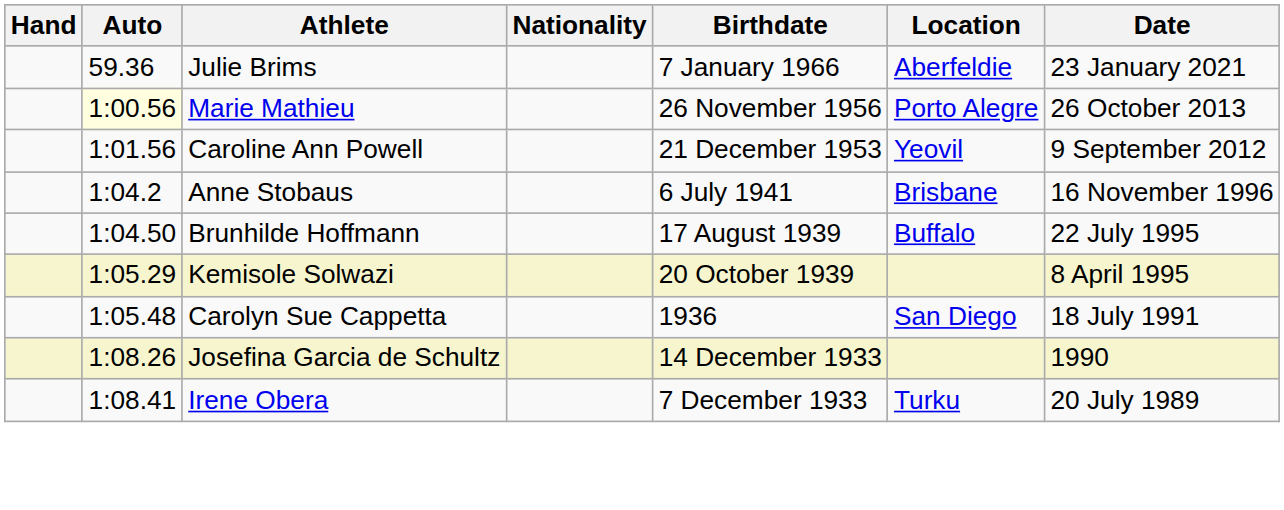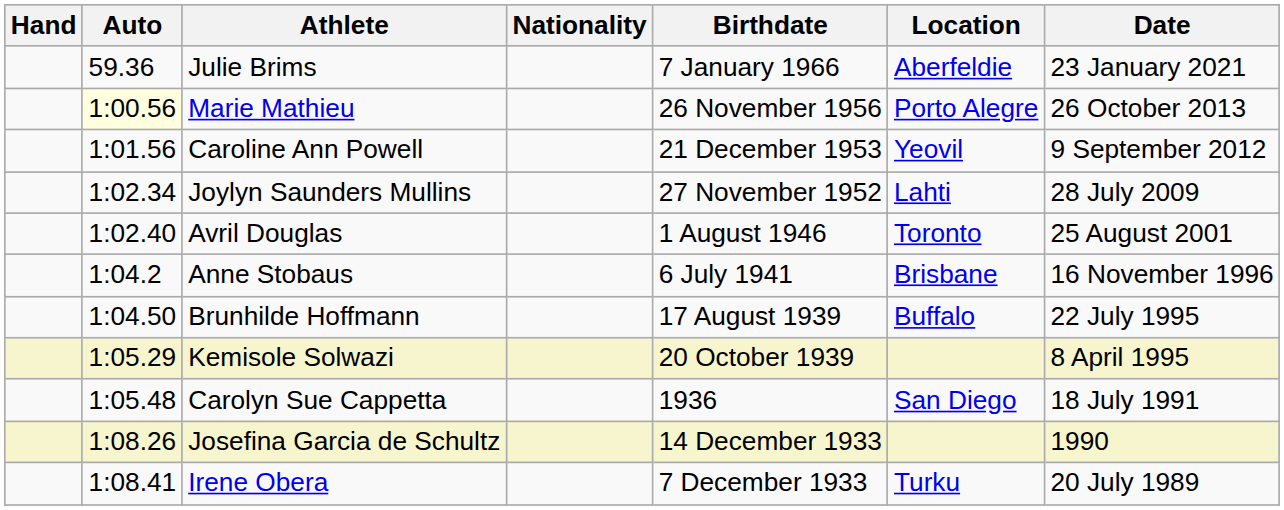+ row: (330, 191)
+ row: (265, 233)
